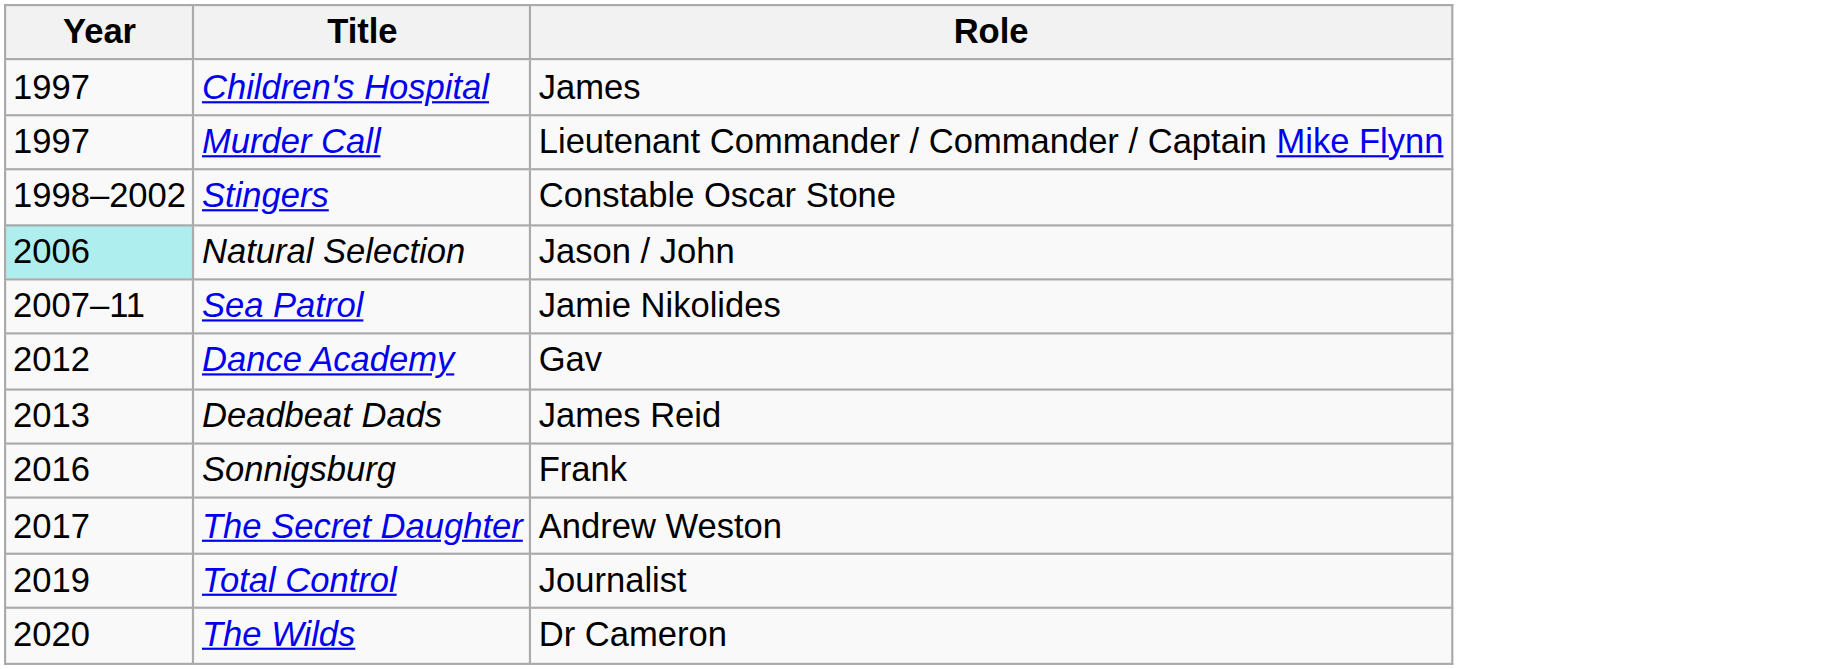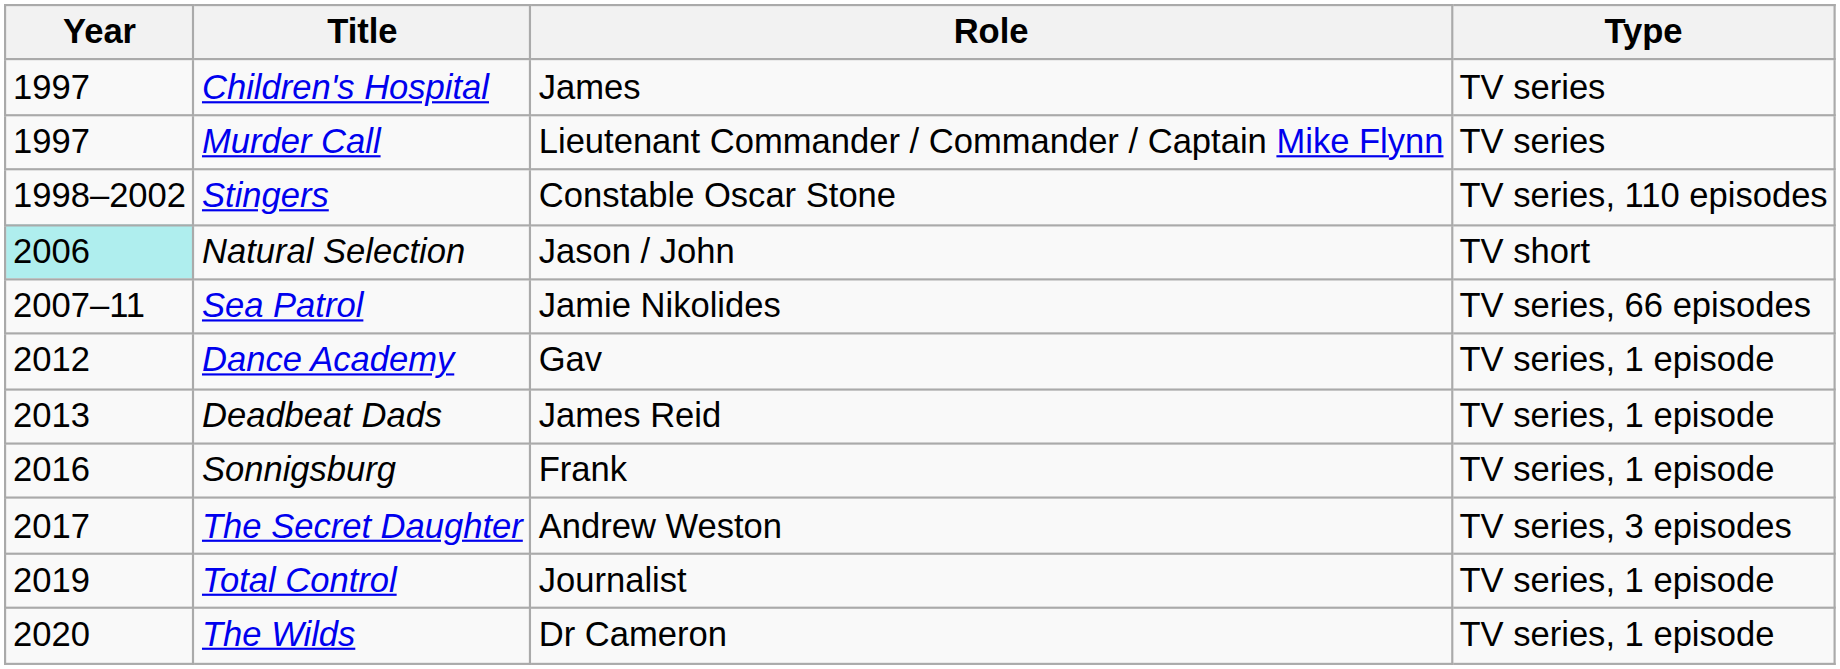+ column: (1644, 31)
